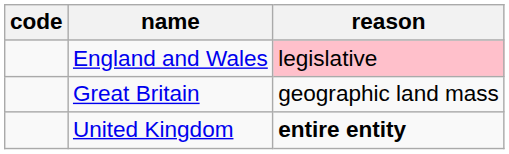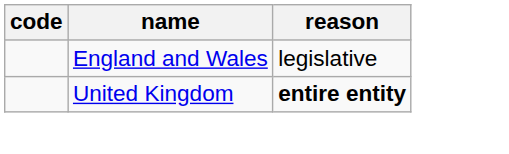(328, 58) pink background -> (328, 58) no background
- row: (136, 93)
